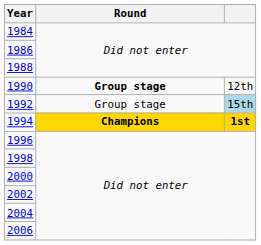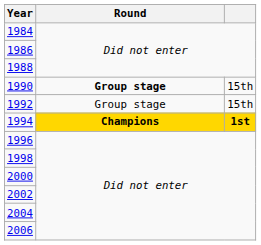(240, 86) 12th -> (240, 86) 15th
(240, 104) lightblue background -> (240, 104) no background
